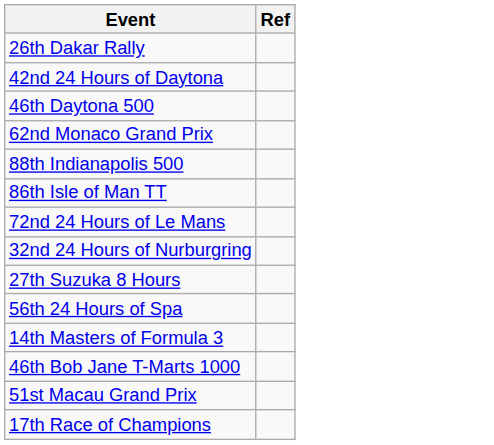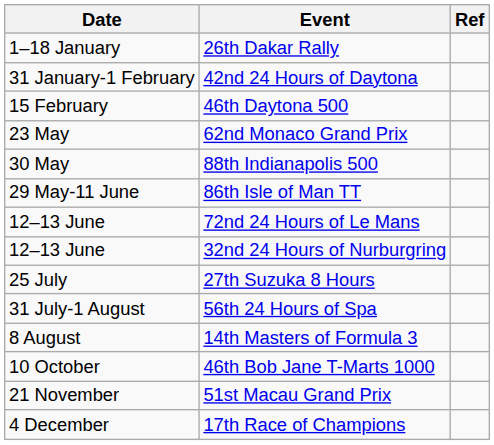+ column: (102, 19)
